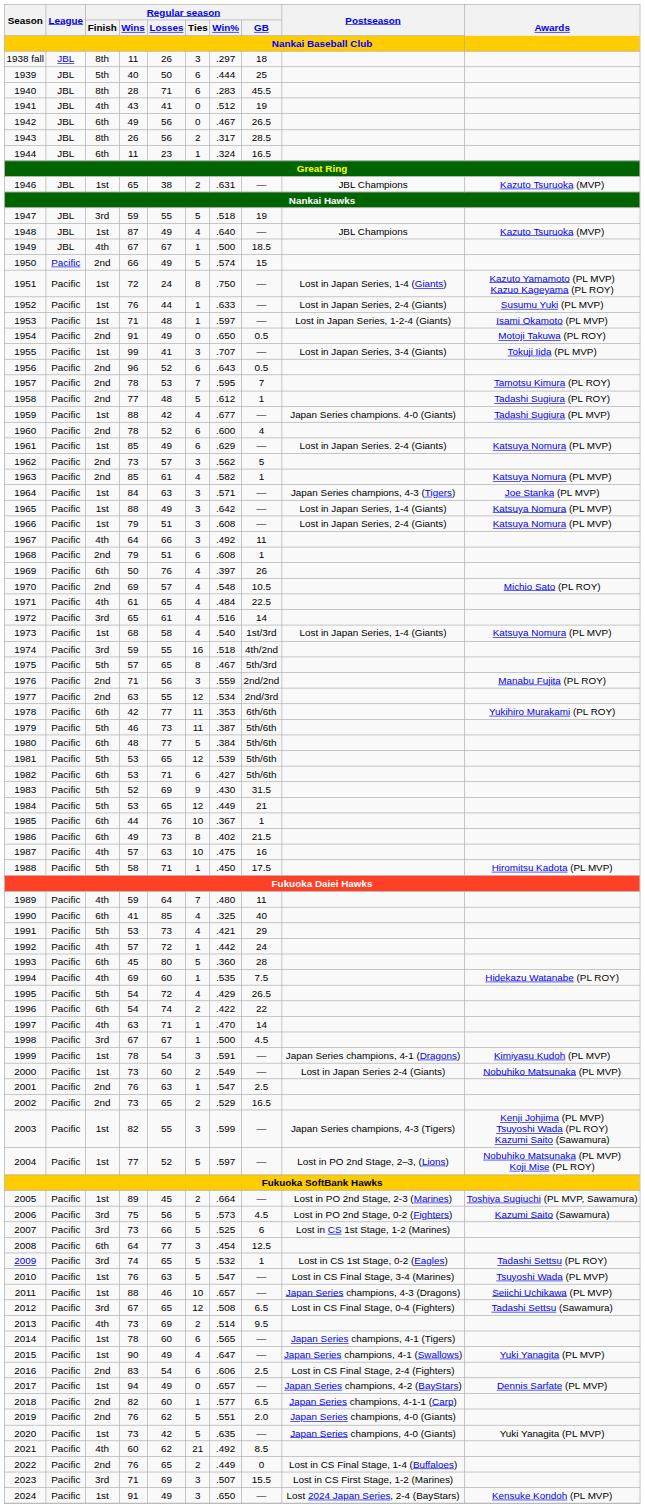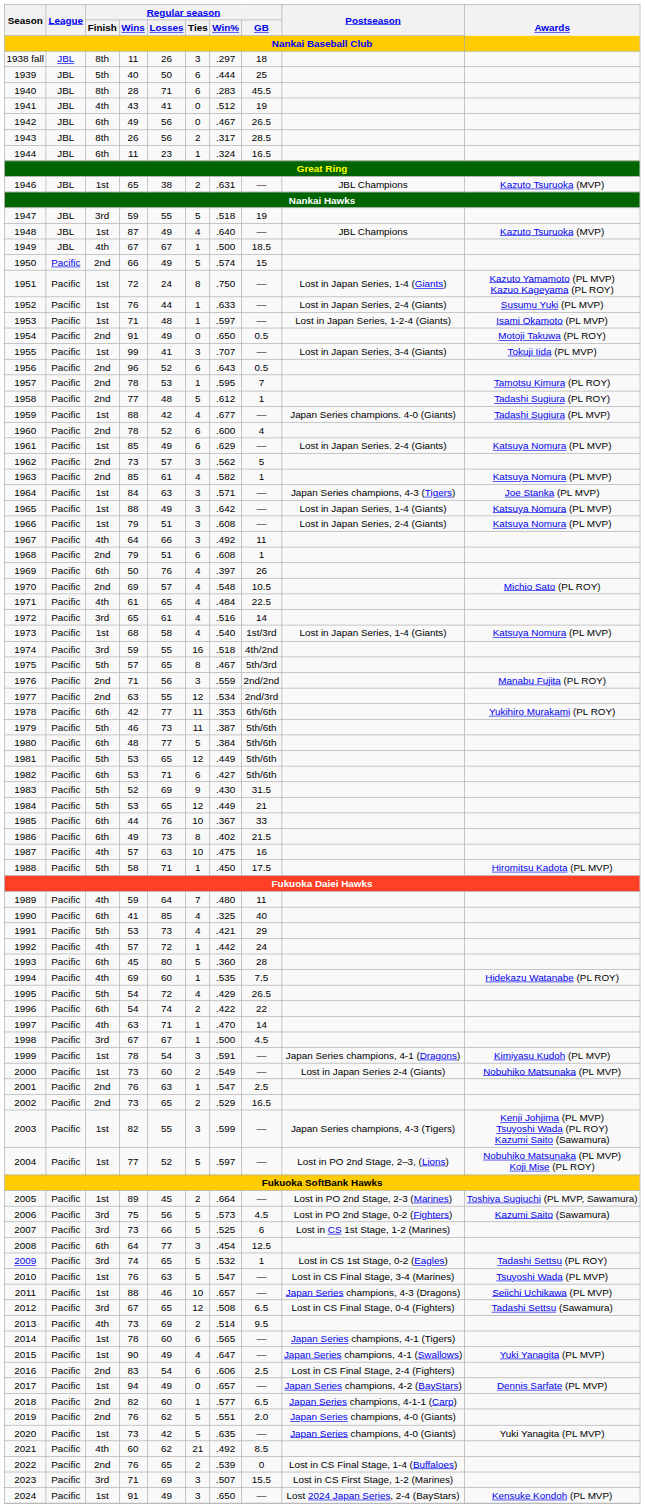(198, 383) 7 -> (198, 383) 1
(226, 758) .539 -> (226, 758) .449
(261, 821) 1 -> (261, 821) 33
(226, 1464) .449 -> (226, 1464) .539
